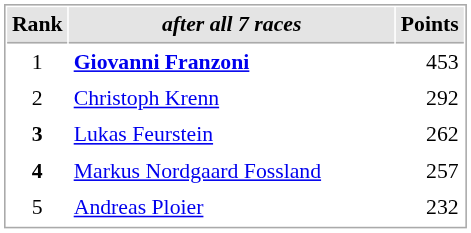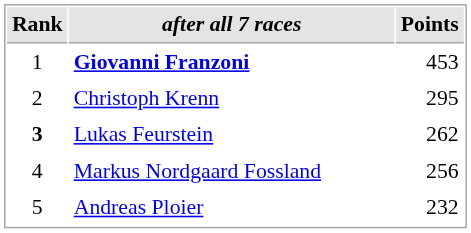(442, 98) 292 -> (442, 98) 295
(37, 171) bold -> (37, 171) normal
(442, 171) 257 -> (442, 171) 256
